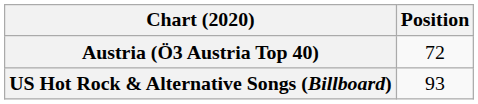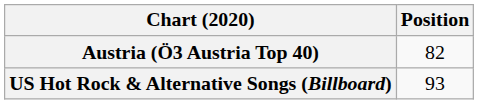(435, 51) 72 -> (435, 51) 82
